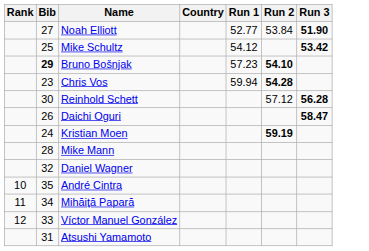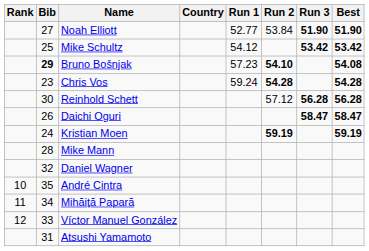+ column: (348, 13)
(244, 82) 59.94 -> (244, 82) 59.24
